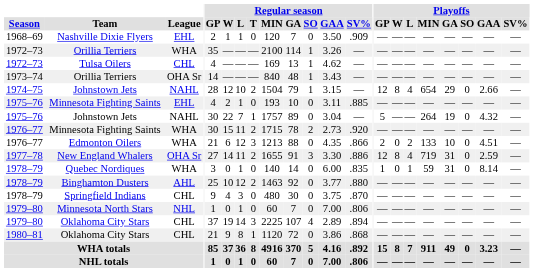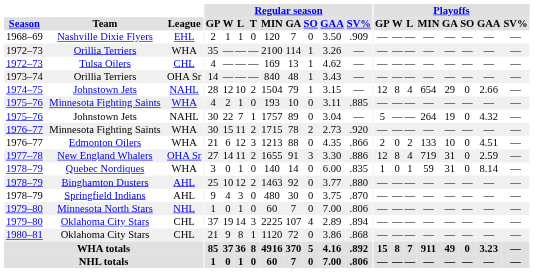(184, 103) EHL -> (184, 103) WHA
(184, 195) CHL -> (184, 195) AHL
